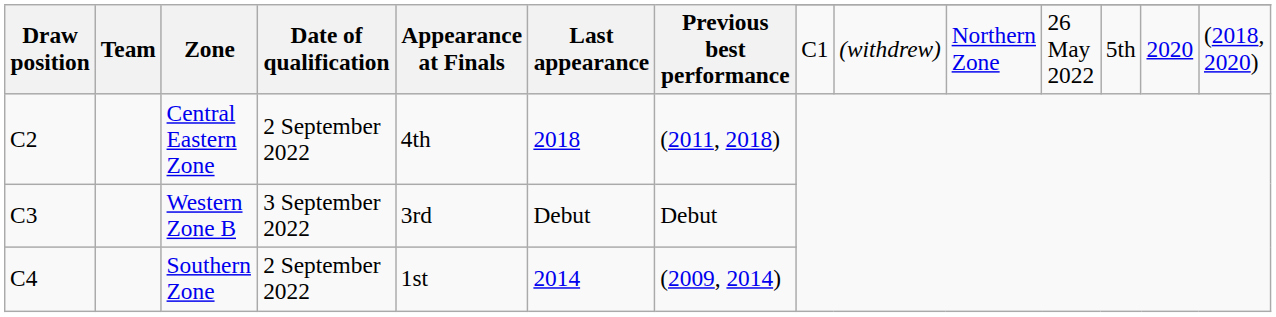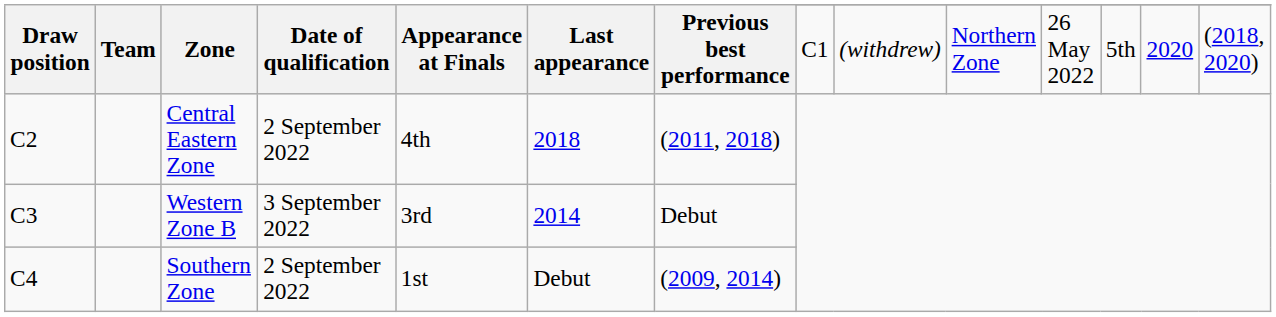(562, 215) Debut -> (557, 215) 2014
(557, 278) 2014 -> (562, 278) Debut
